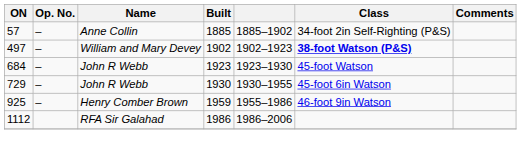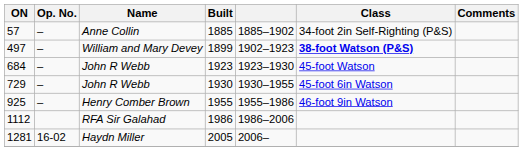(219, 48) 1902 -> (220, 48) 1899
(219, 102) 1959 -> (220, 102) 1955
+ row: (19, 137)
